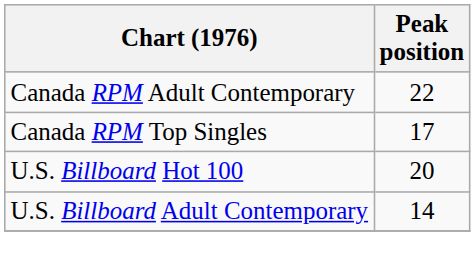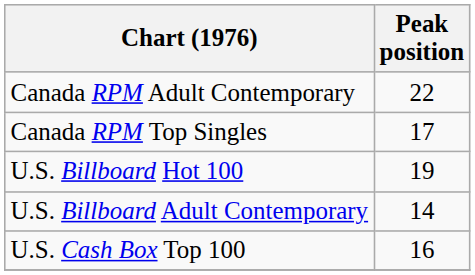(422, 171) 20 -> (422, 171) 19
+ row: (128, 250)
